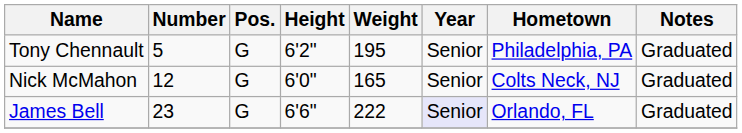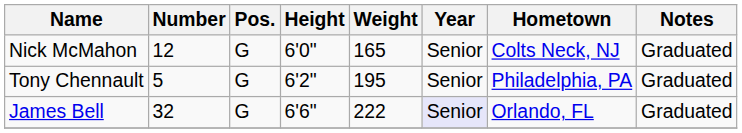rows swapped: (76, 50) <-> (73, 81)
(163, 111) 23 -> (163, 111) 32
